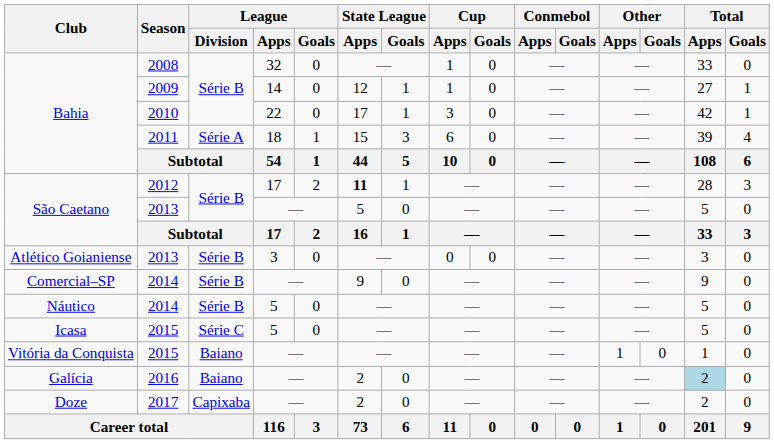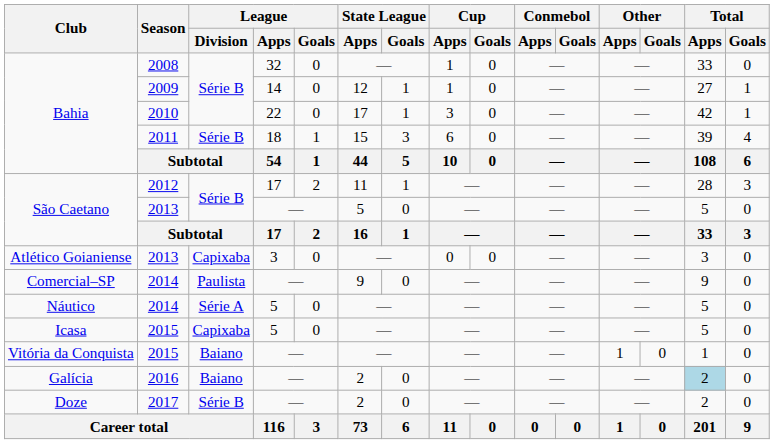(221, 137) Série A -> (221, 137) Série B
(360, 185) bold -> (360, 185) normal
(221, 257) Série B -> (221, 257) Capixaba
(221, 281) Série B -> (221, 281) Paulista
(221, 305) Série B -> (221, 305) Série A
(221, 329) Série C -> (221, 329) Capixaba
(221, 402) Capixaba -> (221, 402) Série B
